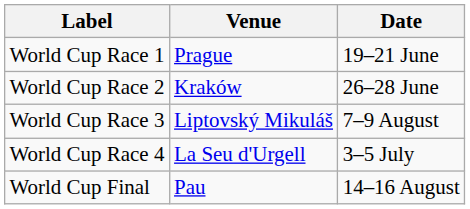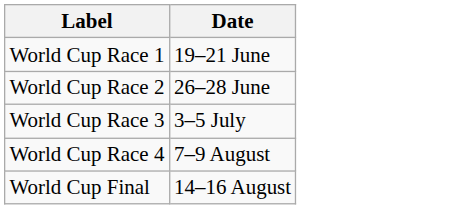- column: (254, 21)
(391, 120) 7–9 August -> (210, 120) 3–5 July
(378, 154) 3–5 July -> (222, 154) 7–9 August
